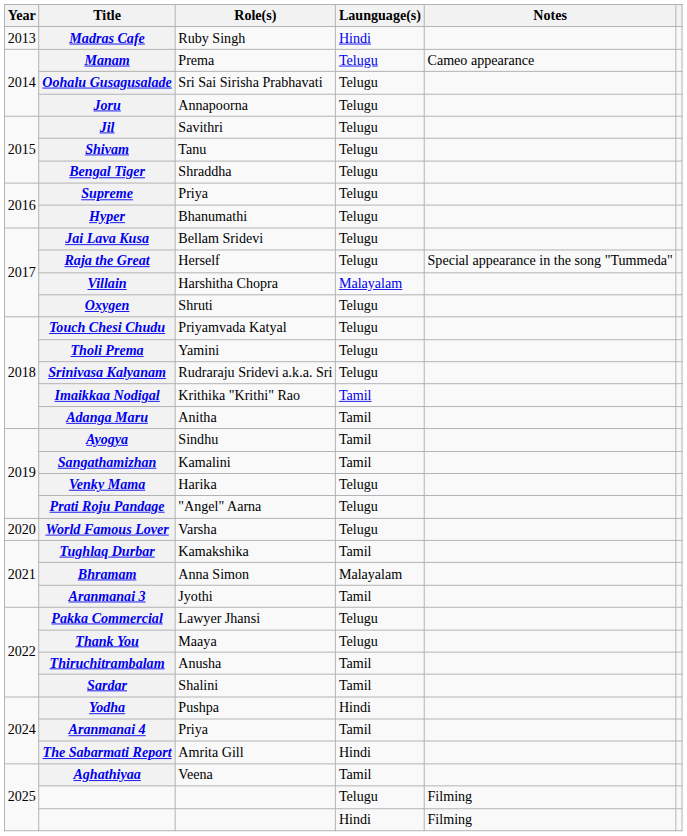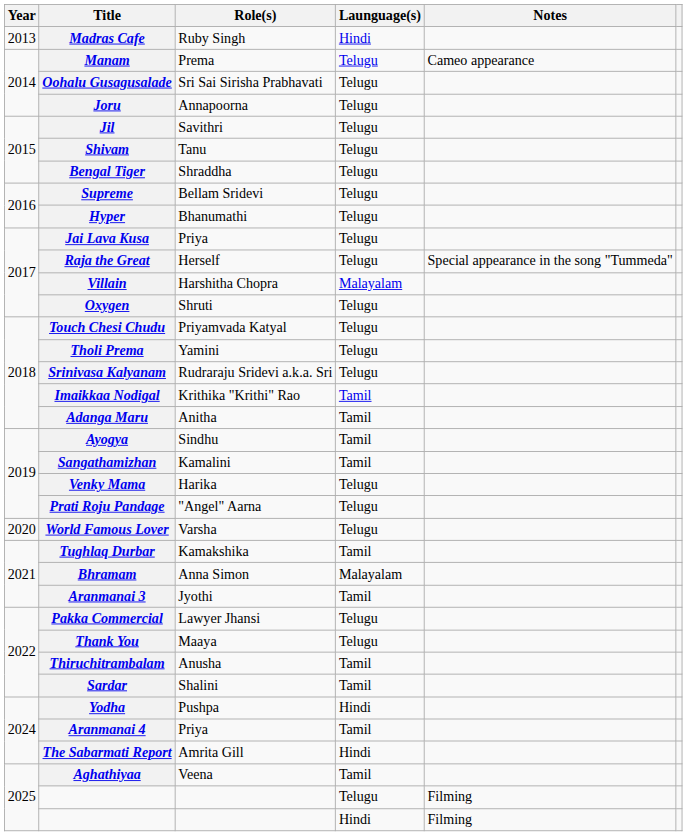(193, 194) Priya -> (221, 194) Bellam Sridevi
(221, 238) Bellam Sridevi -> (193, 238) Priya
